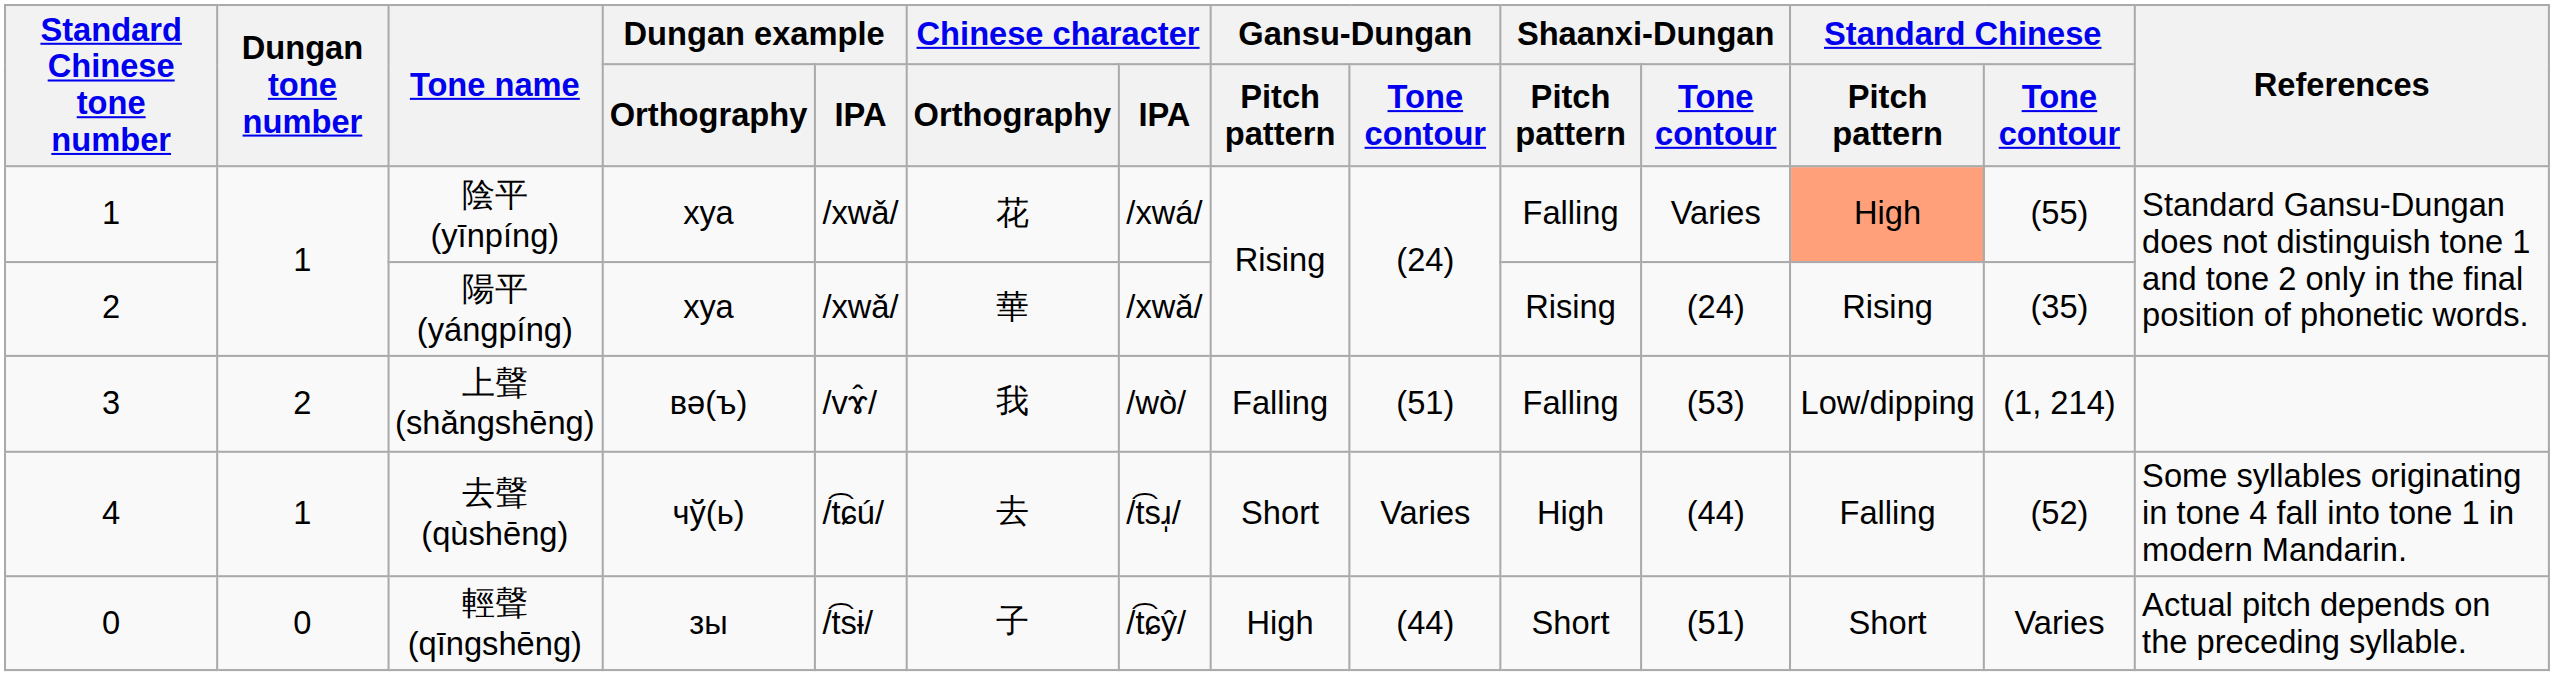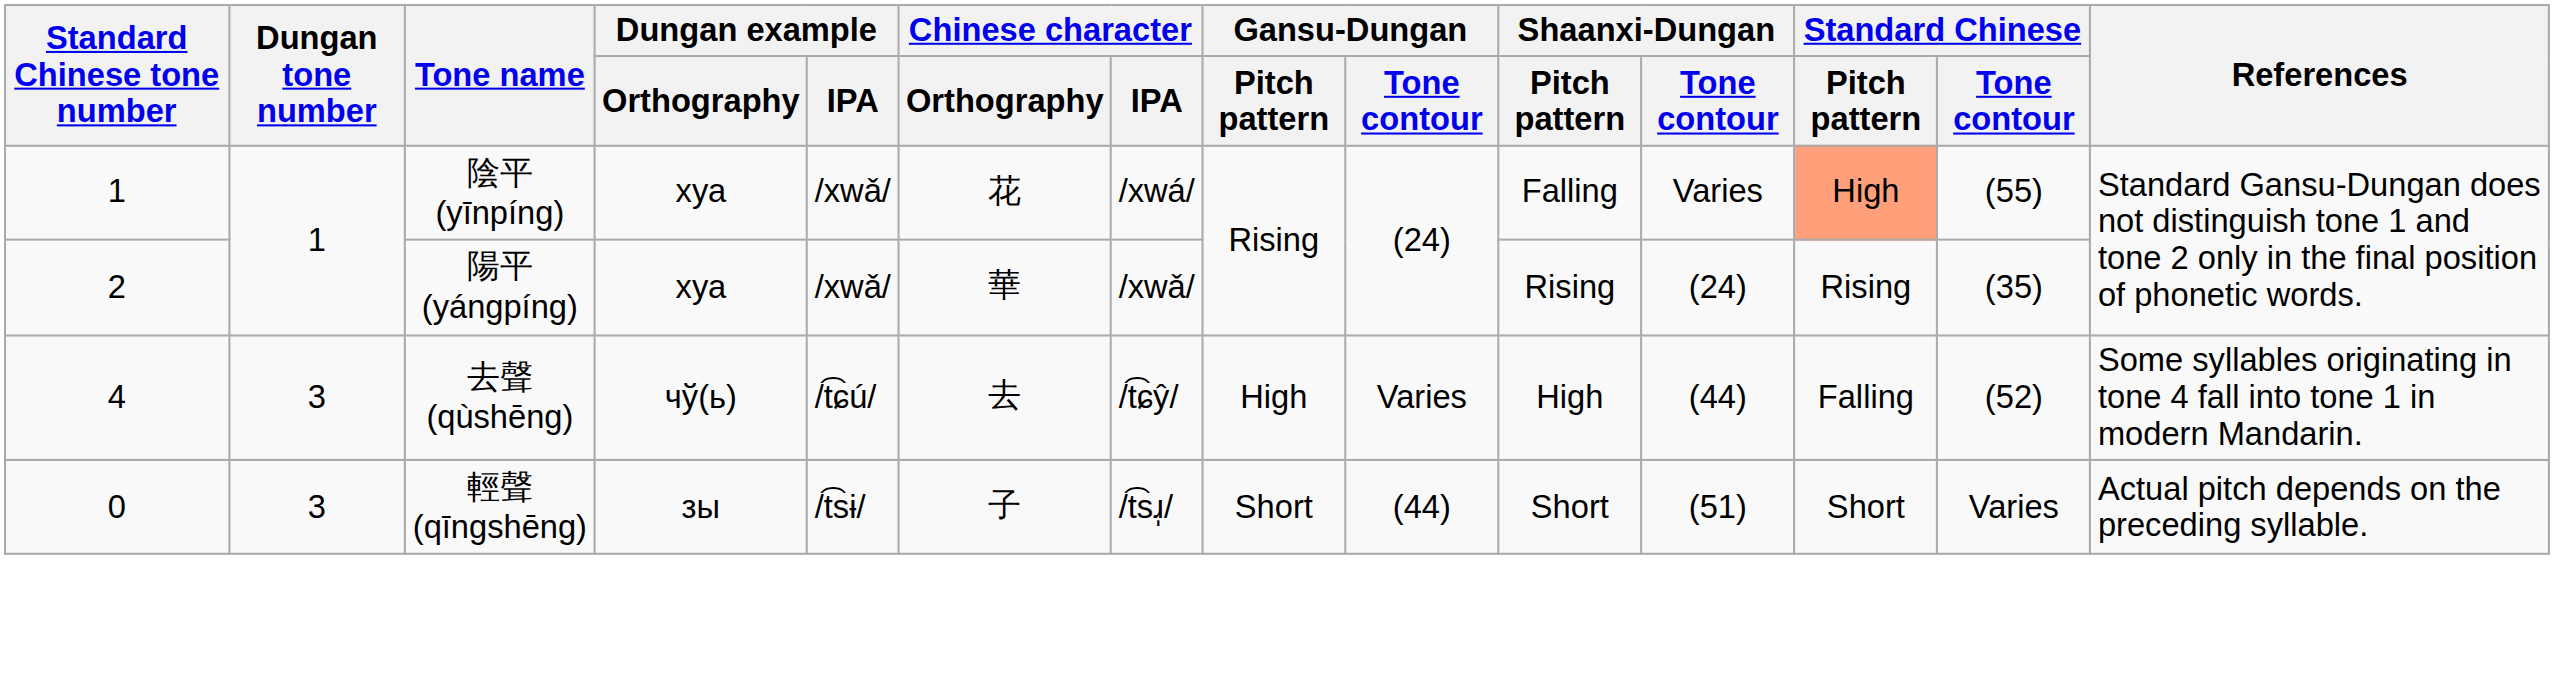- row: (495, 403)
(302, 512) 1 -> (317, 396) 3
(1154, 512) /t͡sɹ̩/ -> (1149, 396) /t͡ɕŷ/
(1280, 512) Short -> (1274, 396) High
(302, 622) 0 -> (317, 506) 3
(1156, 622) /t͡ɕŷ/ -> (1146, 506) /t͡sɹ̩/
(1280, 622) High -> (1274, 506) Short
